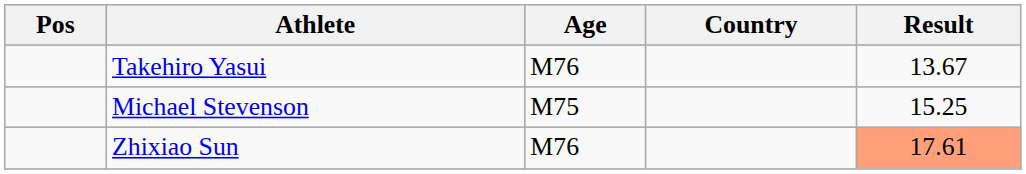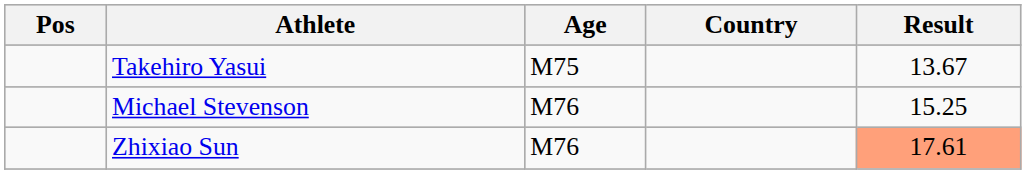(555, 65) M76 -> (555, 65) M75
(555, 106) M75 -> (555, 106) M76
